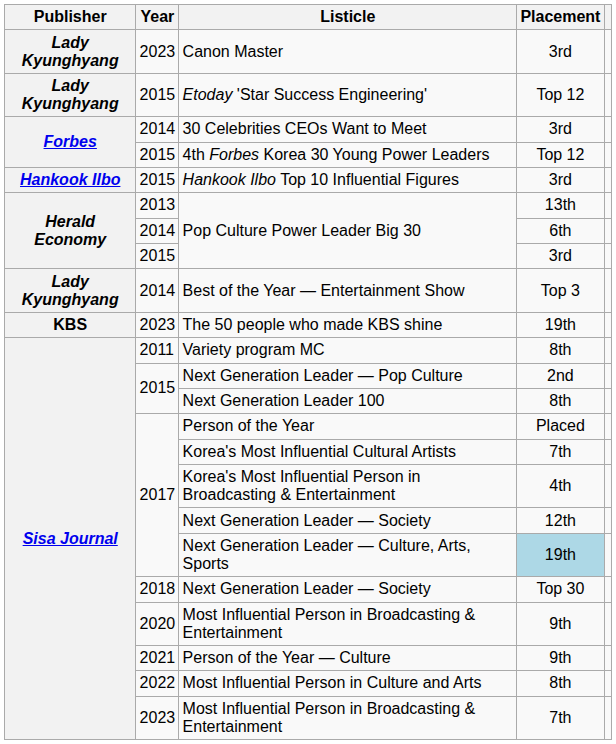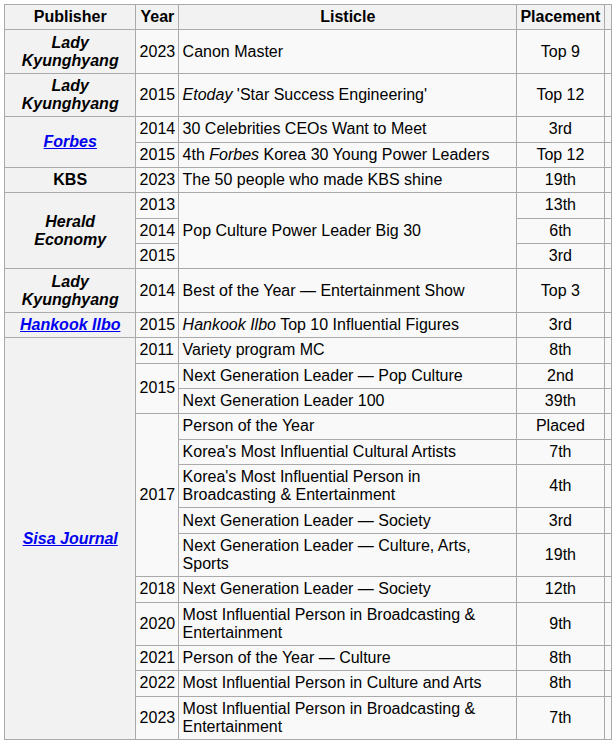(560, 51) 3rd -> (560, 51) Top 9
rows swapped: (157, 180) <-> (157, 324)
(560, 401) 8th -> (560, 401) 39th
(560, 520) 12th -> (560, 520) 3rd
(560, 554) lightblue background -> (560, 554) no background
(560, 589) Top 30 -> (560, 589) 12th
(560, 658) 9th -> (560, 658) 8th
